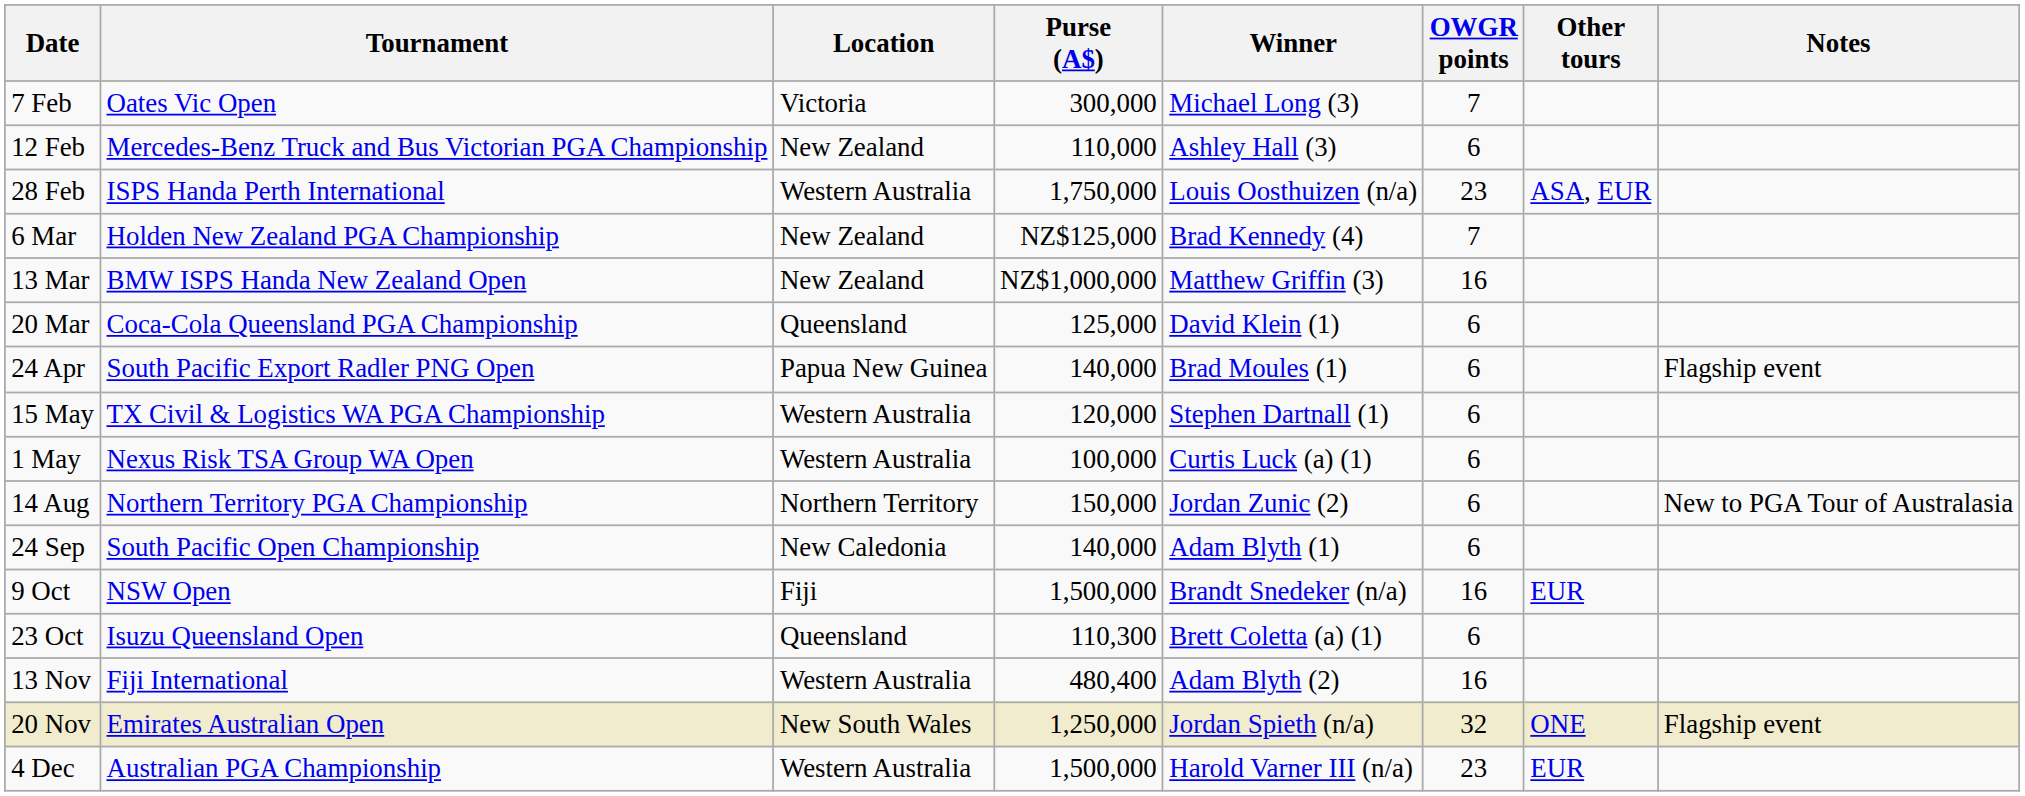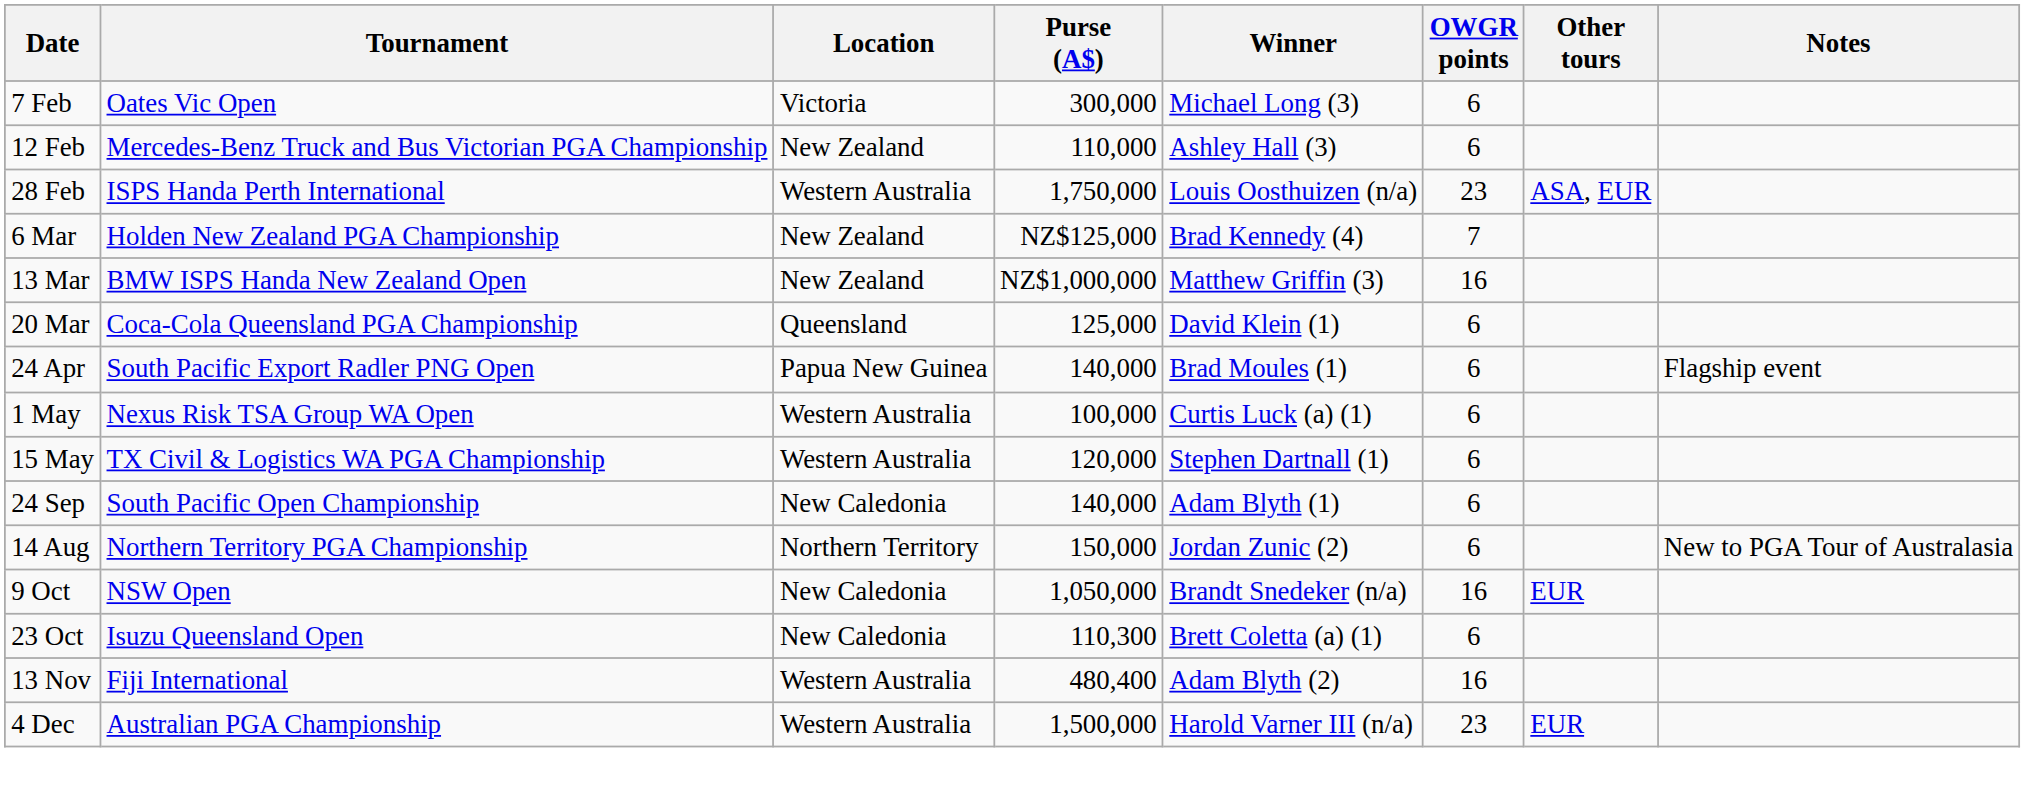(1474, 103) 7 -> (1474, 103) 6
rows swapped: (46, 457) <-> (53, 413)
rows swapped: (50, 502) <-> (48, 546)
(799, 591) Fiji -> (863, 591) New Caledonia
(1103, 591) 1,500,000 -> (1103, 591) 1,050,000
(843, 635) Queensland -> (863, 635) New Caledonia
- row: (51, 724)
